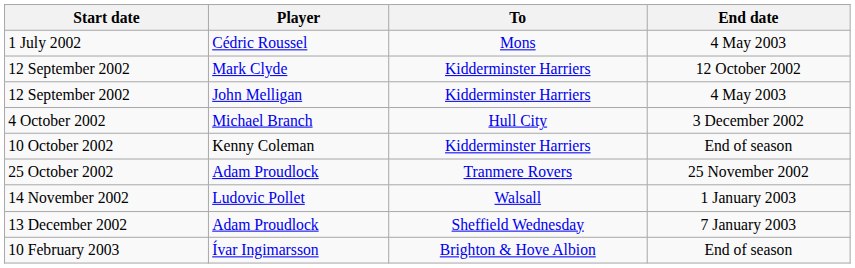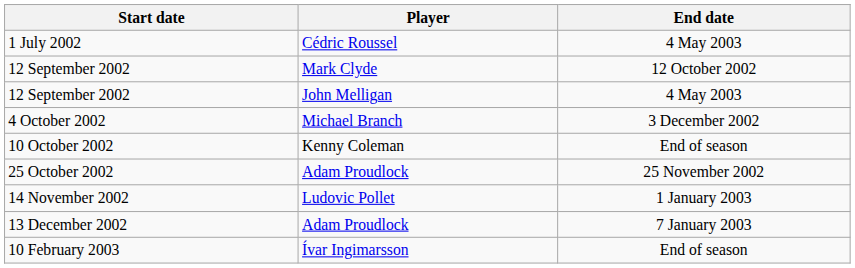- column: (518, 17)
